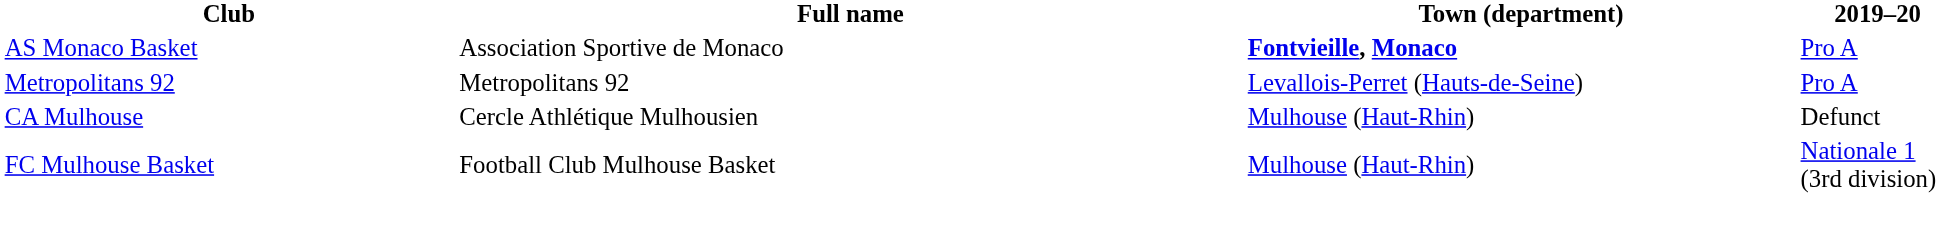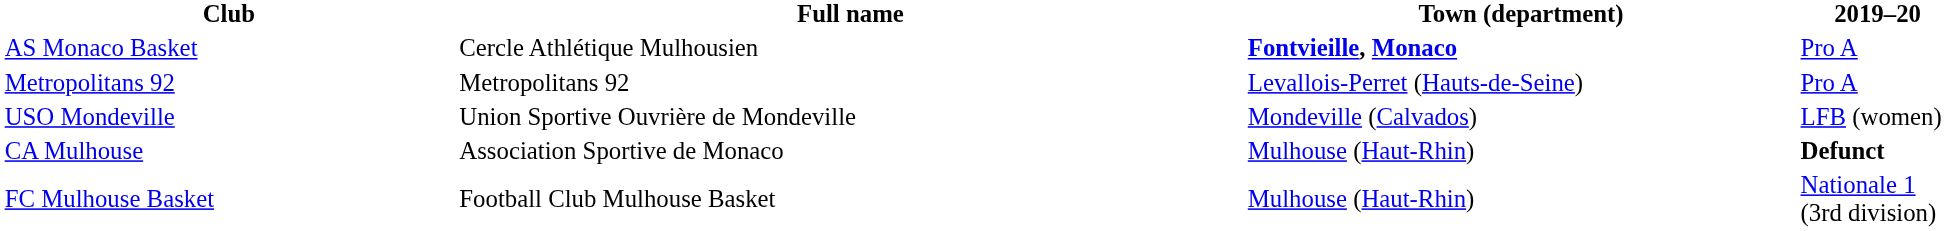(622, 48) Association Sportive de Monaco -> (609, 48) Cercle Athlétique Mulhousien
+ row: (90, 116)
(609, 116) Cercle Athlétique Mulhousien -> (622, 150) Association Sportive de Monaco
(1841, 116) normal -> (1843, 150) bold
